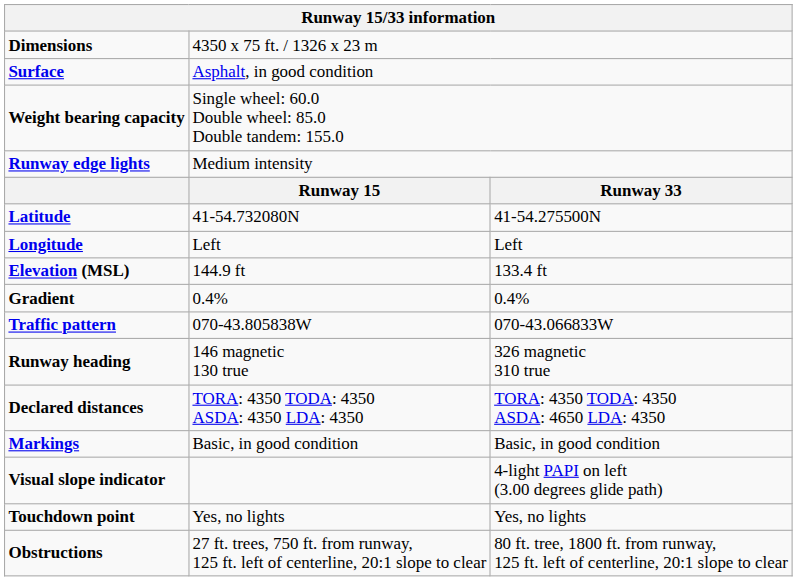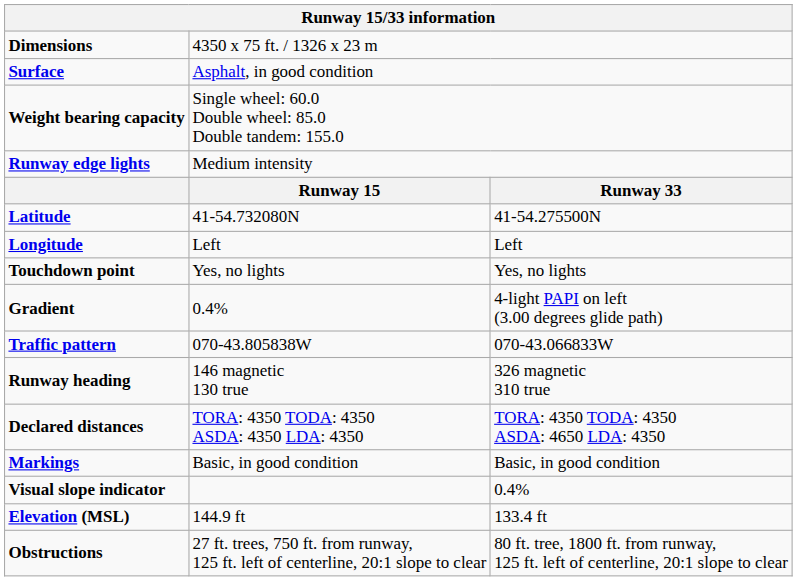rows swapped: (69, 271) <-> (72, 516)
(512, 298) 0.4% -> (578, 307) 4-light PAPI on left (3.00 degrees glide path)
(578, 480) 4-light PAPI on left (3.00 degrees glide path) -> (512, 489) 0.4%
